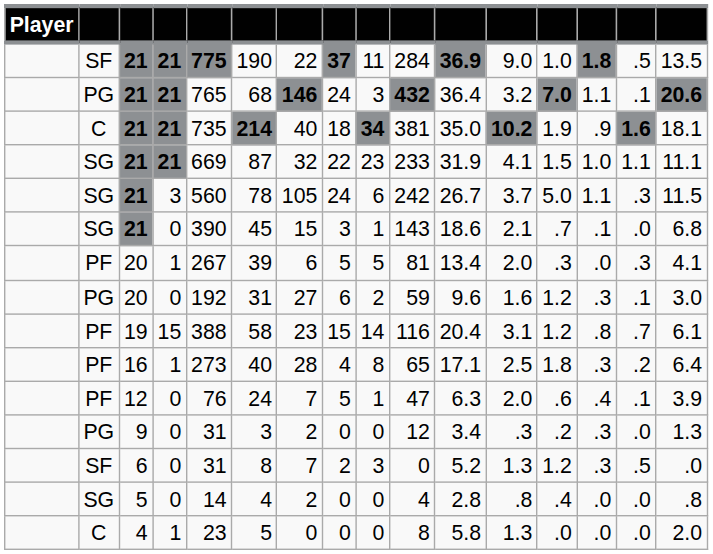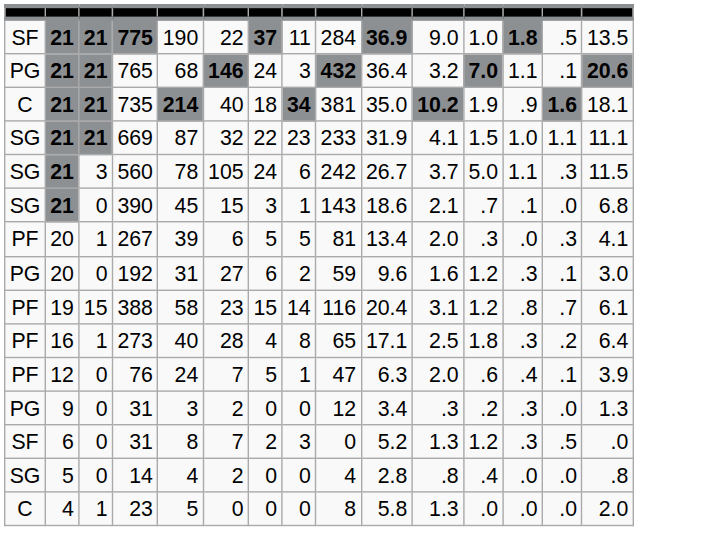- column: (42, 25)
